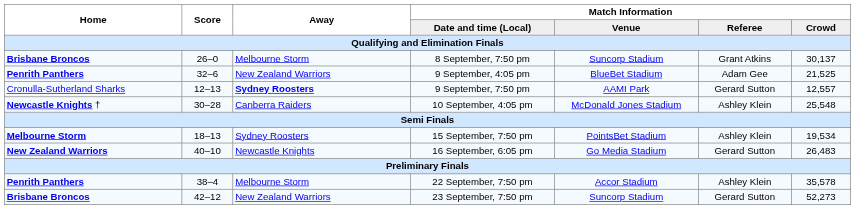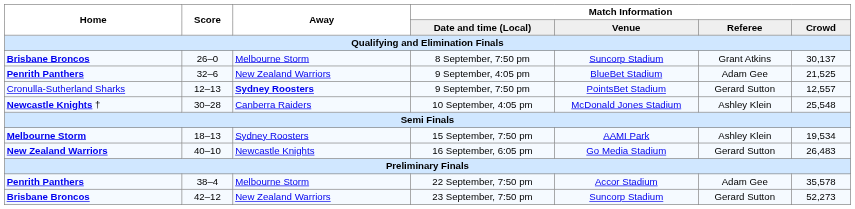(626, 89) AAMI Park -> (626, 89) PointsBet Stadium
(626, 135) PointsBet Stadium -> (626, 135) AAMI Park
(745, 182) Ashley Klein -> (745, 182) Adam Gee
